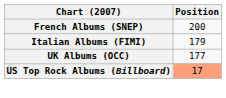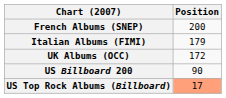(197, 56) 177 -> (197, 56) 172
+ row: (89, 71)
